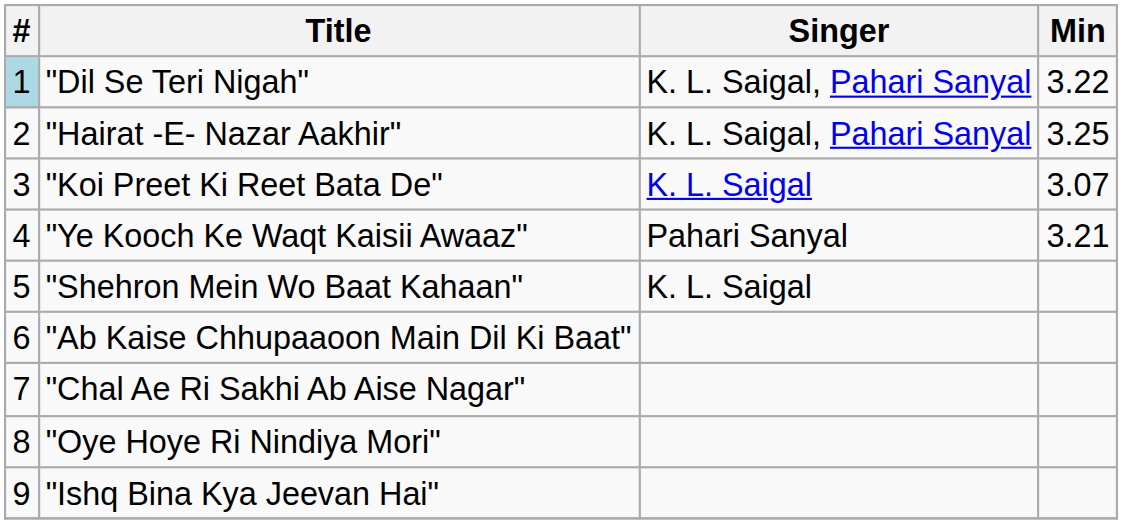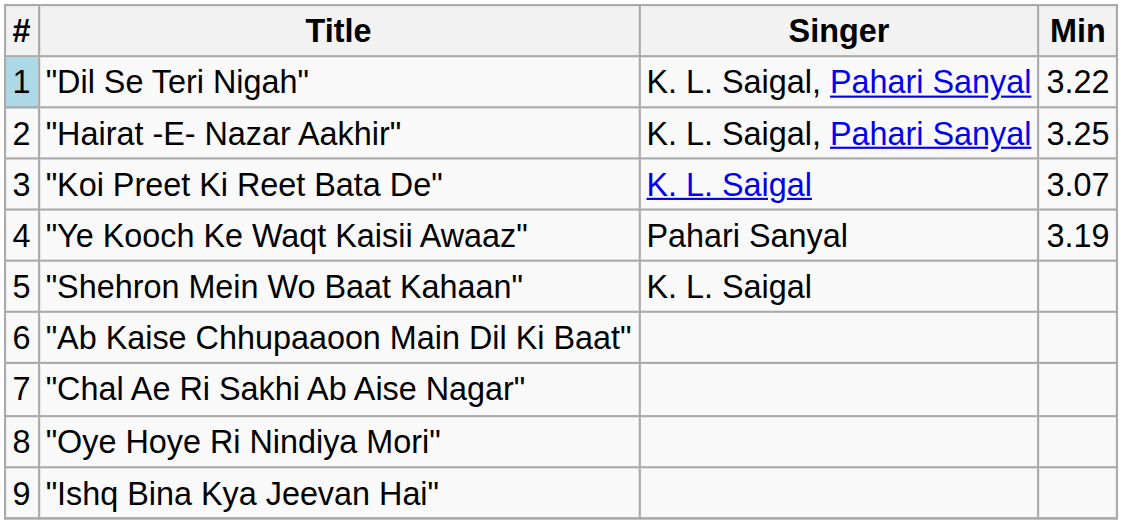(1078, 236) 3.21 -> (1078, 236) 3.19
